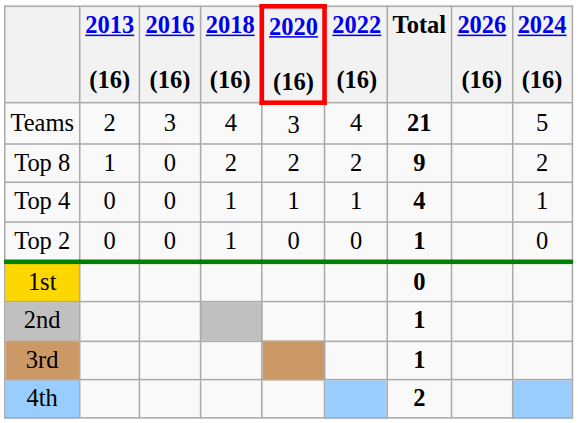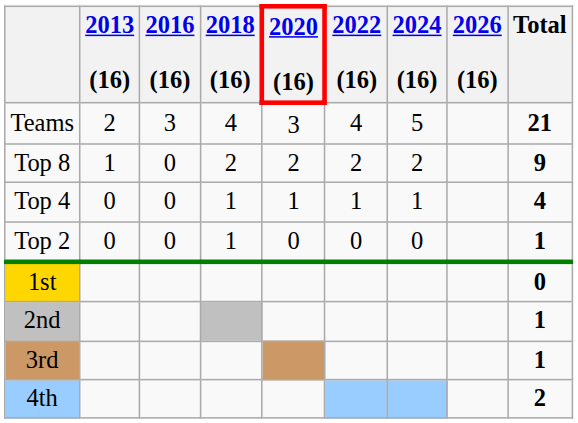columns swapped: (542, 52) <-> (419, 25)
